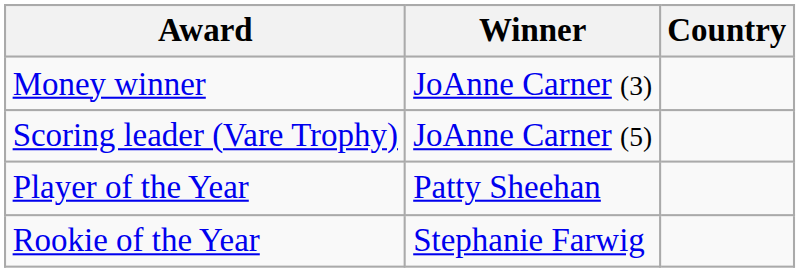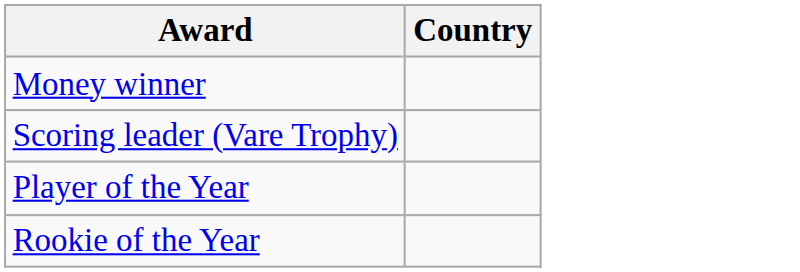- column: (533, 30)
